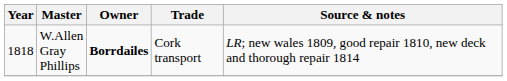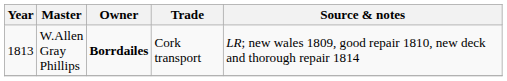(21, 50) 1818 -> (21, 50) 1813
